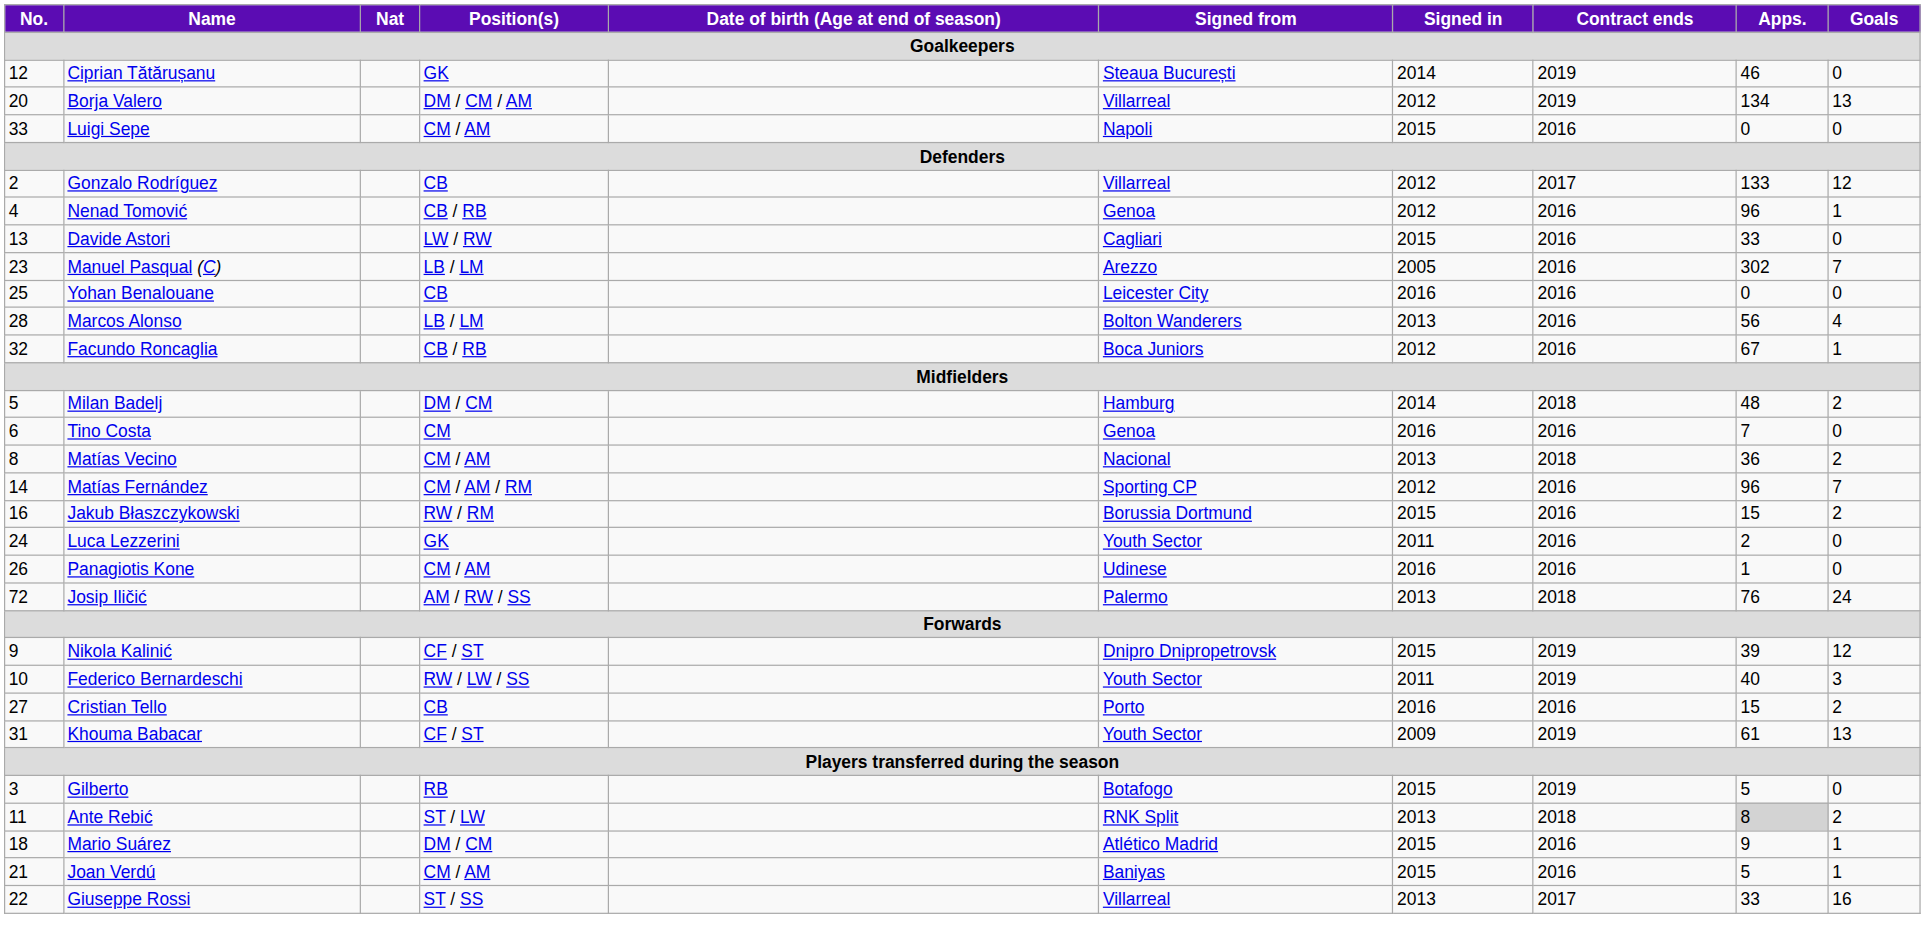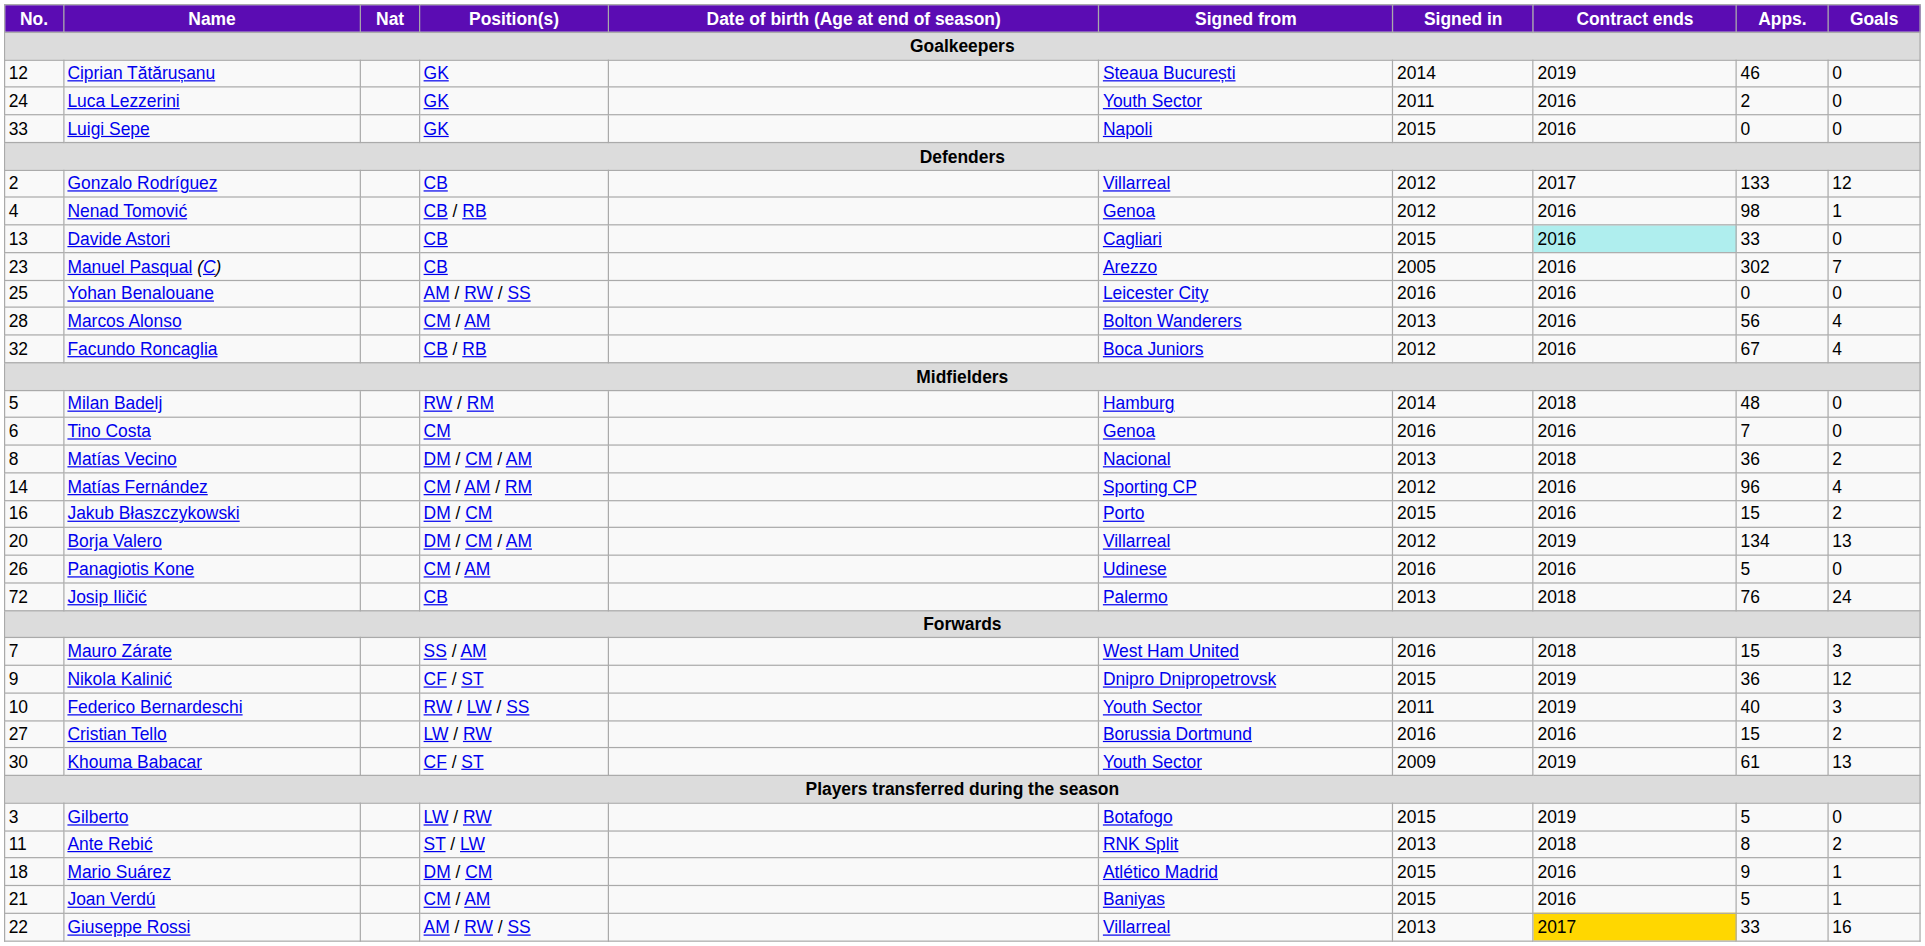rows swapped: (124, 542) <-> (115, 101)
(457, 129) CM / AM -> (436, 129) GK
(1750, 211) 96 -> (1750, 211) 98
(458, 239) LW / RW -> (436, 239) CB
(1557, 239) no background -> (1557, 239) paleturquoise background
(454, 267) LB / LM -> (436, 267) CB
(436, 294) CB -> (477, 294) AM / RW / SS
(454, 322) LB / LM -> (457, 322) CM / AM
(1837, 349) 1 -> (1837, 349) 4
(458, 404) DM / CM -> (459, 404) RW / RM
(1837, 404) 2 -> (1837, 404) 0
(457, 459) CM / AM -> (478, 459) DM / CM / AM
(1837, 487) 7 -> (1837, 487) 4
(459, 514) RW / RM -> (458, 514) DM / CM
(1177, 514) Borussia Dortmund -> (1124, 514) Porto
(1745, 569) 1 -> (1745, 569) 5
(477, 597) AM / RW / SS -> (436, 597) CB
+ row: (120, 652)
(1750, 652) 39 -> (1750, 679) 36
(436, 707) CB -> (458, 734) LW / RW
(1124, 707) Porto -> (1177, 734) Borussia Dortmund
(18, 734) 31 -> (18, 762) 30
(436, 790) RB -> (458, 817) LW / RW
(1745, 817) lightgrey background -> (1745, 845) no background
(453, 900) ST / SS -> (477, 927) AM / RW / SS
(1557, 900) no background -> (1557, 927) gold background
